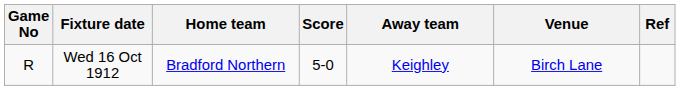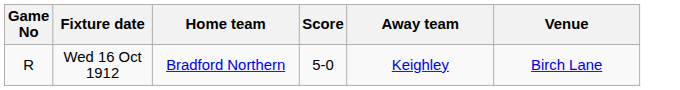- column: (657, 24)
